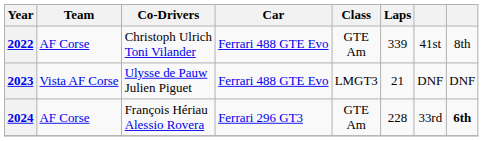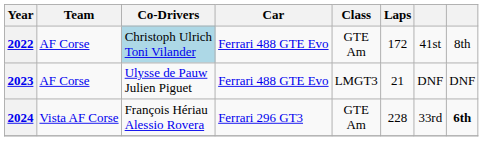(168, 44) no background -> (168, 44) lightblue background
(398, 44) 339 -> (398, 44) 172
(79, 81) Vista AF Corse -> (64, 81) AF Corse
(64, 117) AF Corse -> (79, 117) Vista AF Corse
